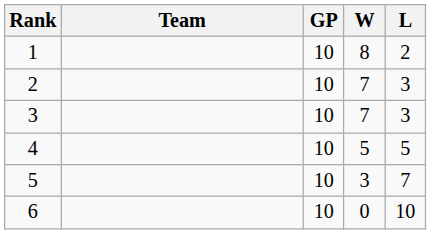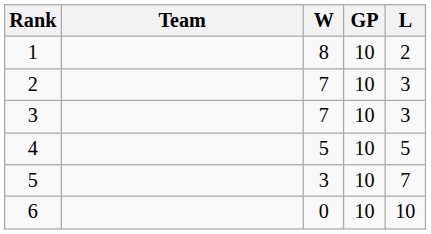columns swapped: (324, 20) <-> (365, 20)
